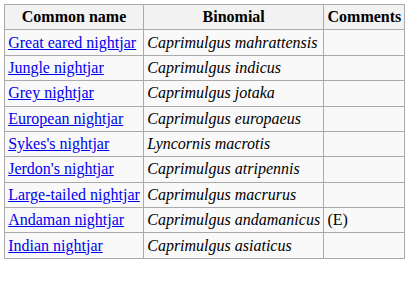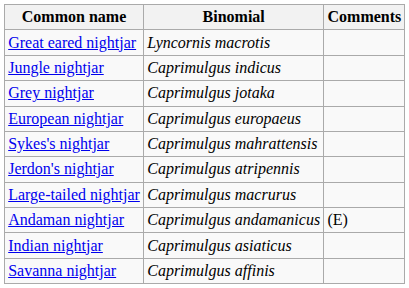(232, 42) Caprimulgus mahrattensis -> (209, 42) Lyncornis macrotis
(209, 144) Lyncornis macrotis -> (232, 144) Caprimulgus mahrattensis
+ row: (62, 270)
